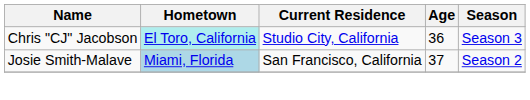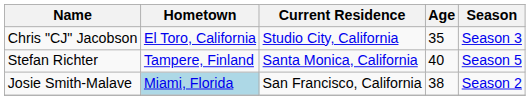(200, 38) paleturquoise background -> (200, 38) no background
(436, 38) 36 -> (436, 38) 35
+ row: (53, 60)
(436, 60) 37 -> (436, 83) 38
